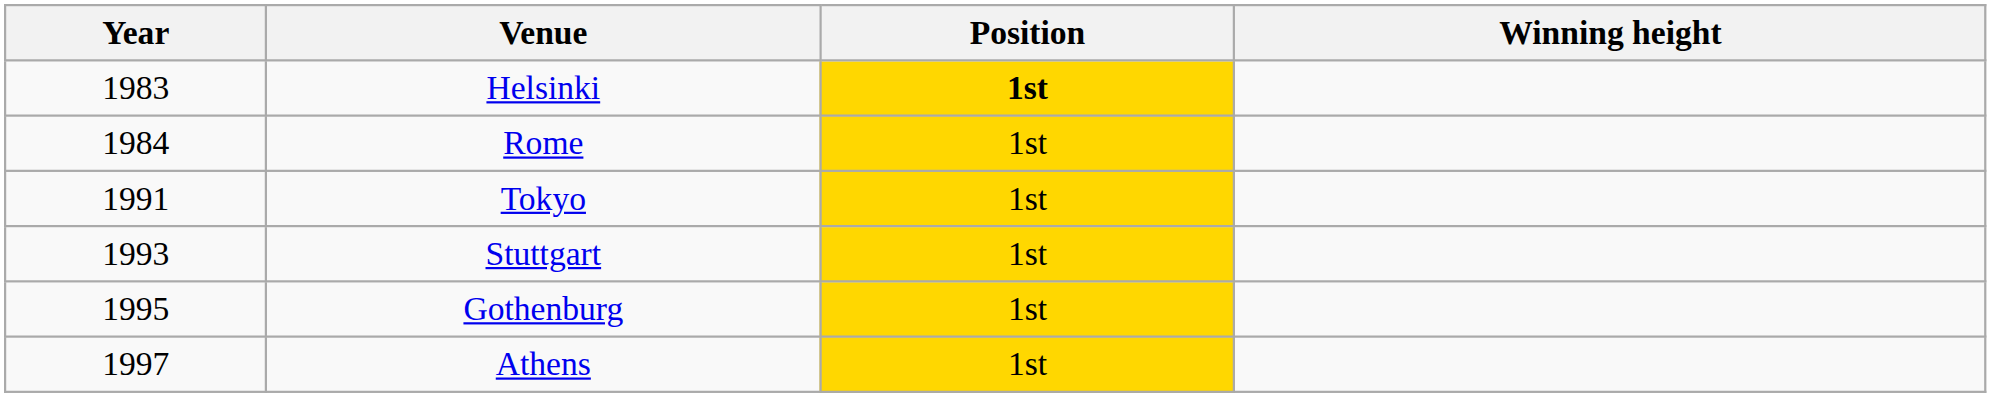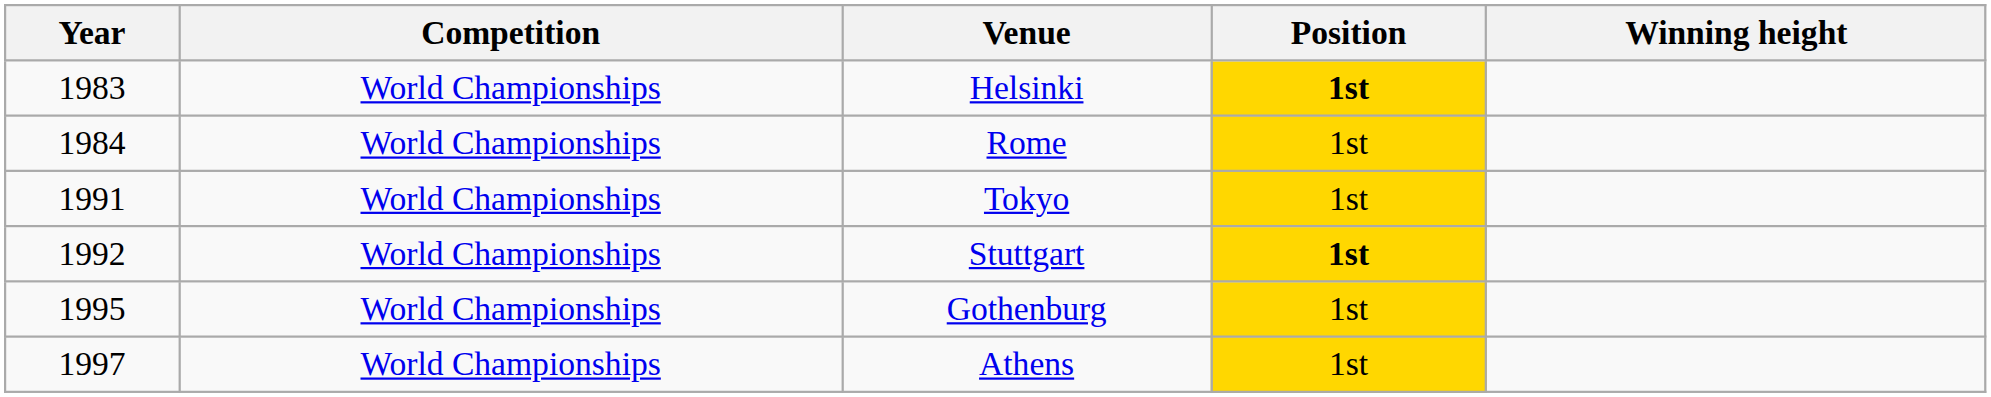+ column: (511, 32)
(136, 253) 1993 -> (92, 253) 1992
(1027, 253) normal -> (1349, 253) bold
